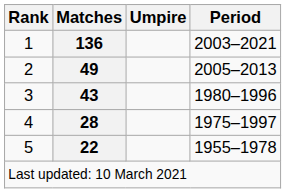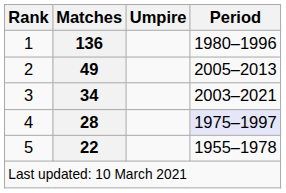(235, 43) 2003–2021 -> (235, 43) 1980–1996
(89, 95) 43 -> (89, 95) 34
(235, 95) 1980–1996 -> (235, 95) 2003–2021
(235, 122) no background -> (235, 122) lavender background
